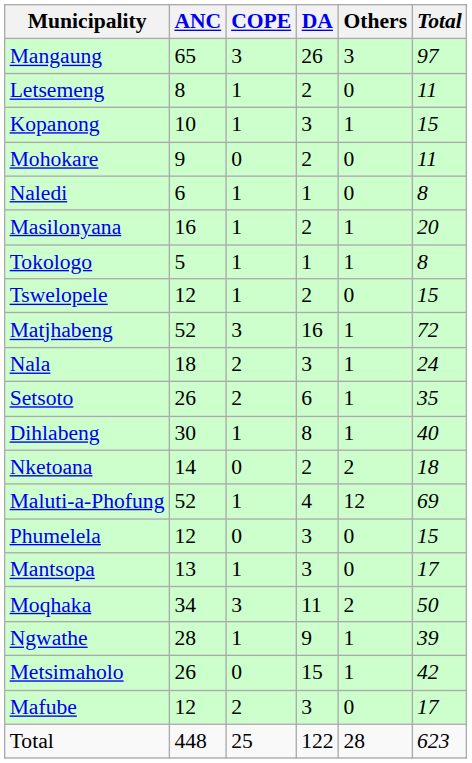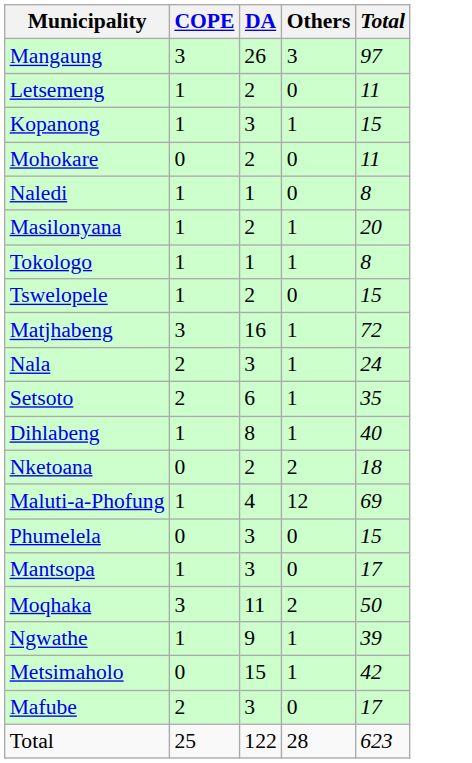- column: (198, 21)
